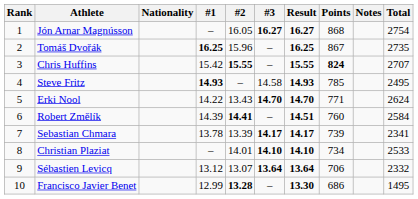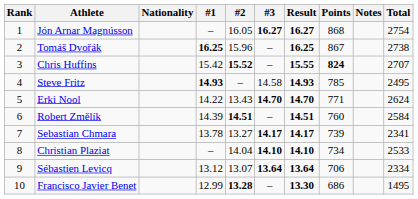(398, 47) 2735 -> (398, 47) 2738
(240, 64) 15.55 -> (240, 64) 15.52
(240, 116) 14.41 -> (240, 116) 14.51
(240, 133) 13.39 -> (240, 133) 13.27
(240, 151) 14.01 -> (240, 151) 14.04
(398, 168) 2332 -> (398, 168) 2334
